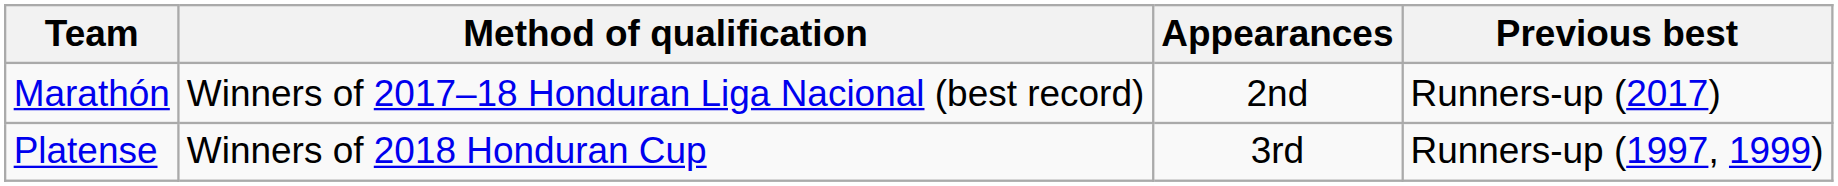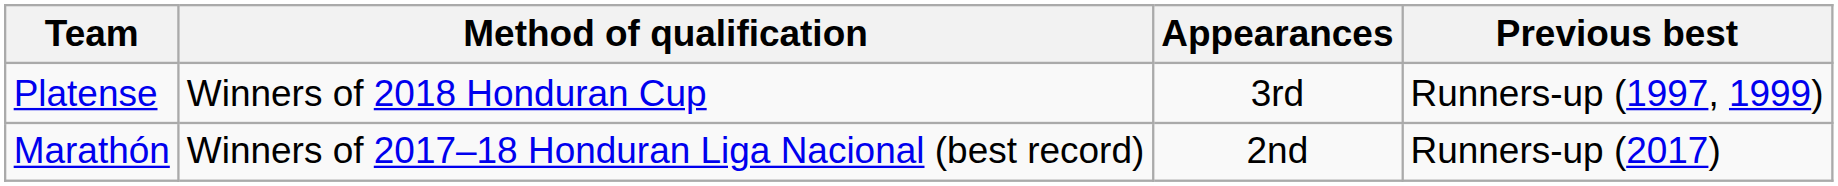rows swapped: (86, 151) <-> (92, 92)
